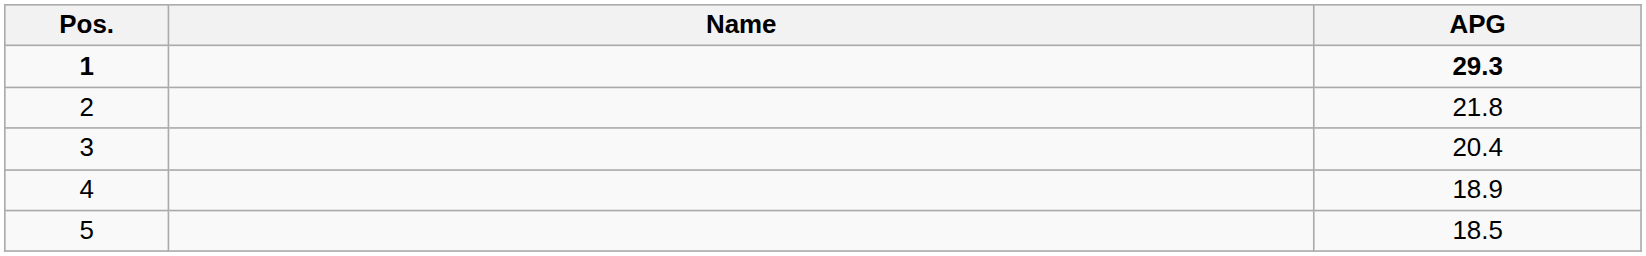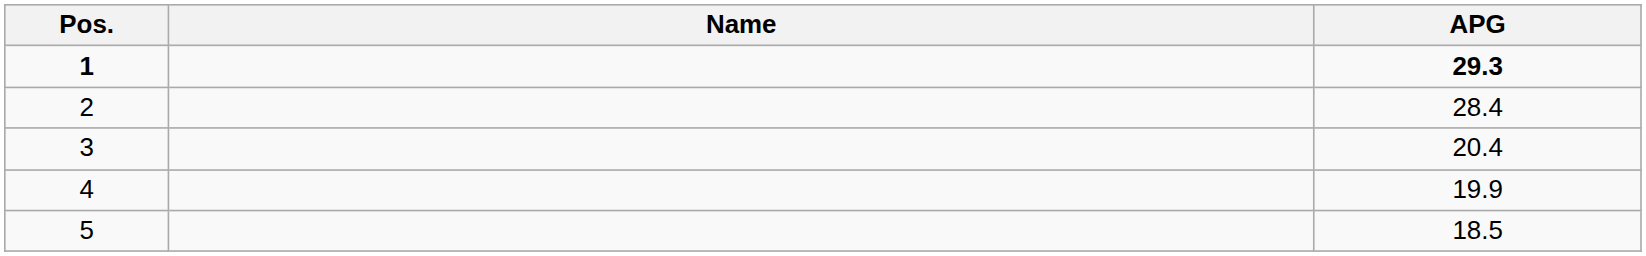(1478, 107) 21.8 -> (1478, 107) 28.4
(1478, 189) 18.9 -> (1478, 189) 19.9
